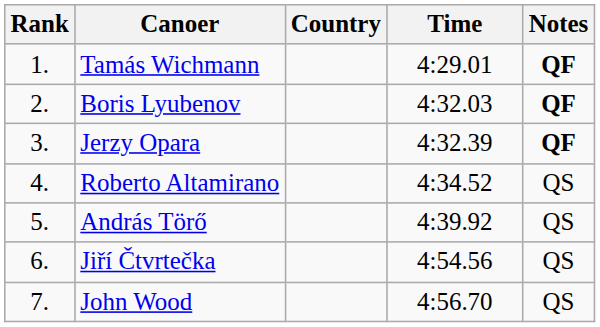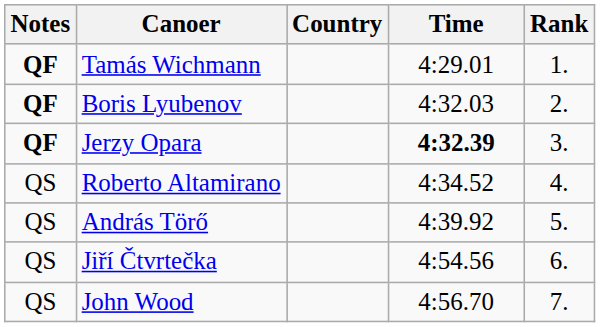columns swapped: (40, 24) <-> (559, 24)
(455, 143) normal -> (456, 143) bold
